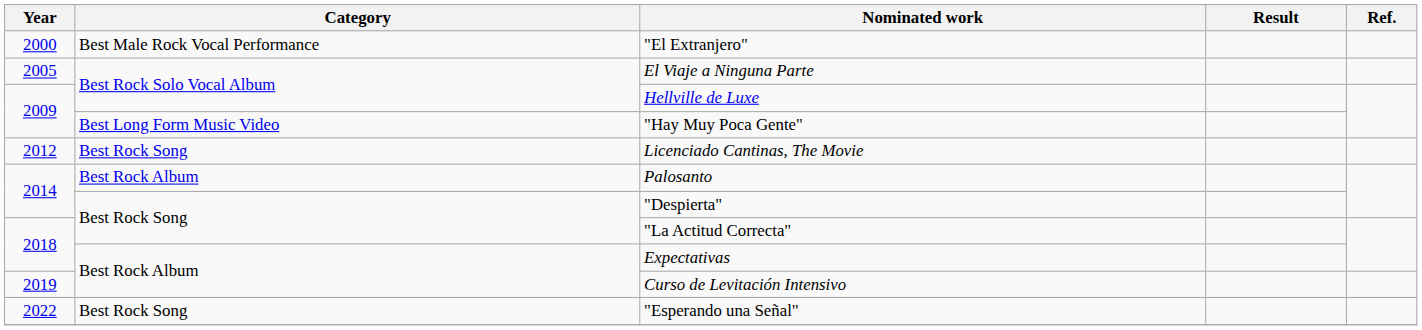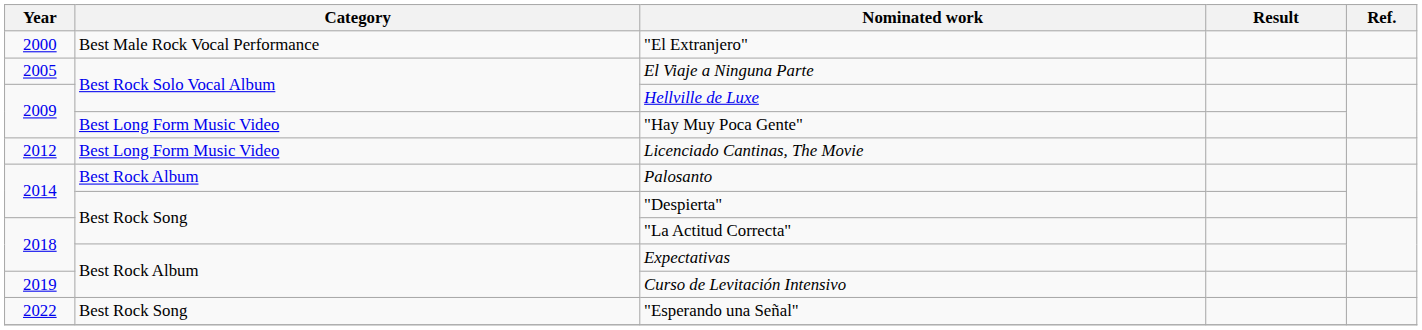(133, 151) Best Rock Song -> (179, 151) Best Long Form Music Video
